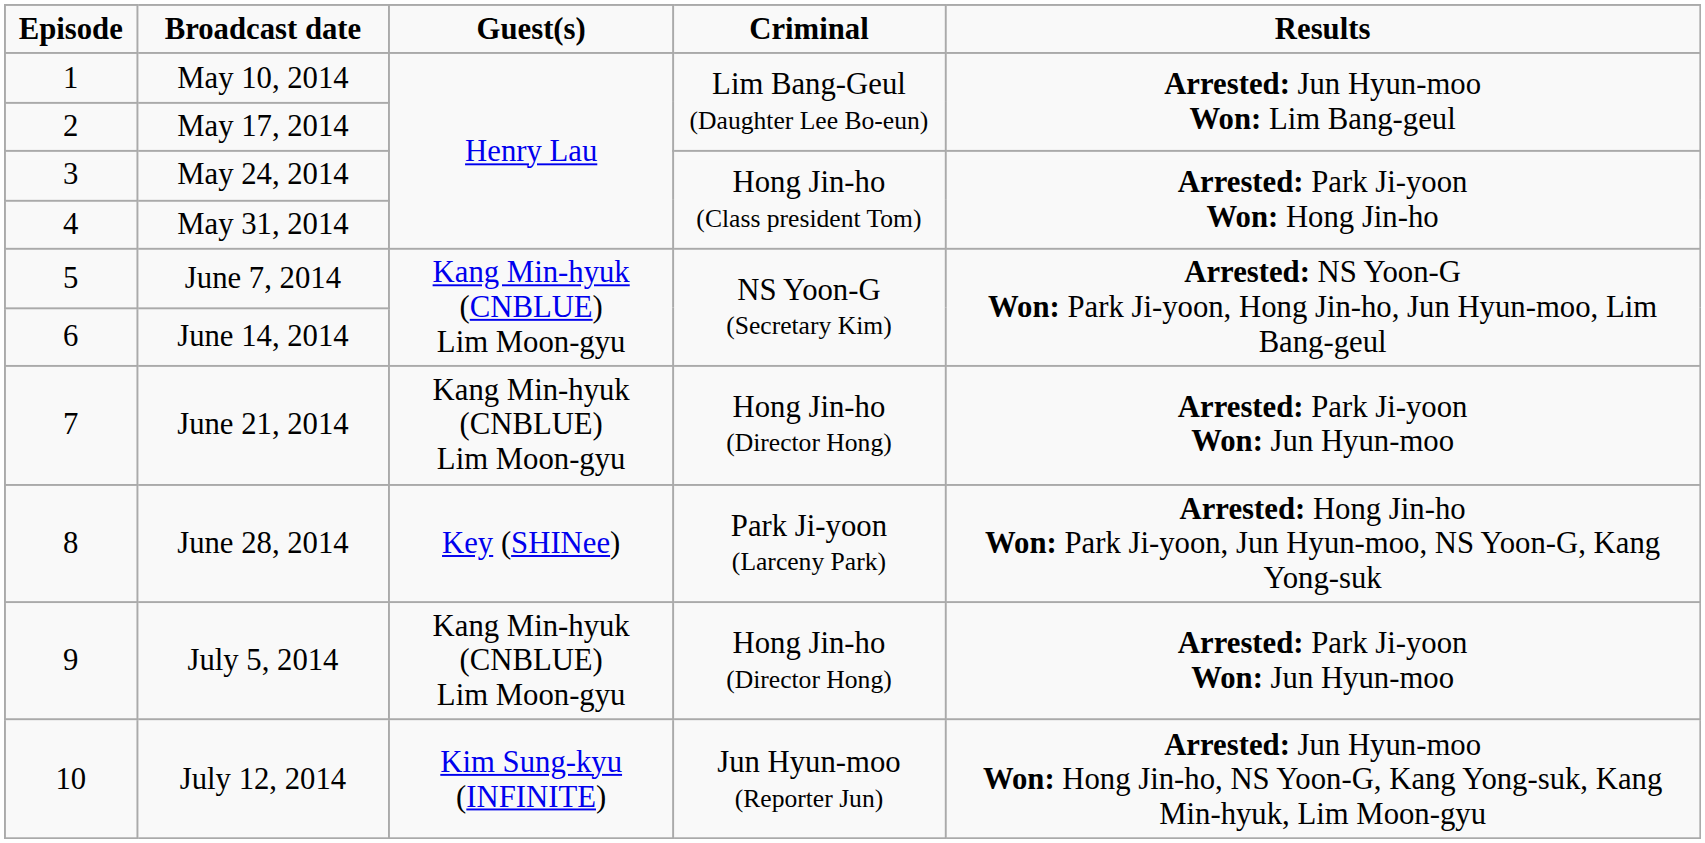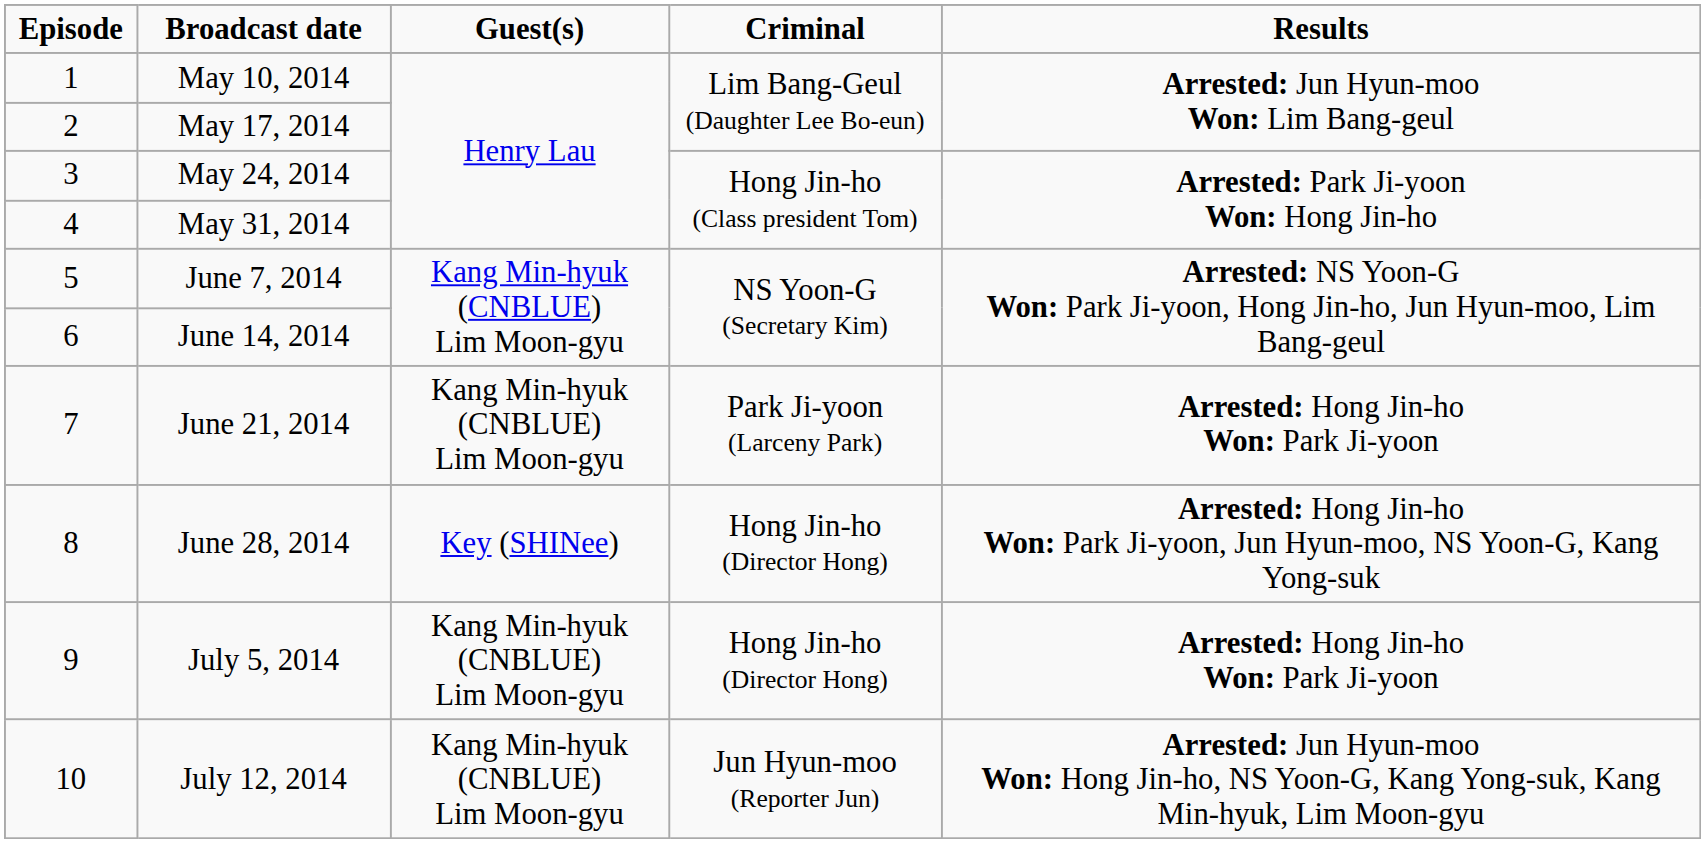(809, 424) Hong Jin-ho (Director Hong) -> (805, 424) Park Ji-yoon (Larceny Park)
(1323, 424) Arrested: Park Ji-yoon Won: Jun Hyun-moo -> (1321, 424) Arrested: Hong Jin-ho Won: Park Ji-yoon
(809, 542) Park Ji-yoon (Larceny Park) -> (805, 542) Hong Jin-ho (Director Hong)
(1323, 660) Arrested: Park Ji-yoon Won: Jun Hyun-moo -> (1321, 660) Arrested: Hong Jin-ho Won: Park Ji-yoon
(531, 778) Kim Sung-kyu (INFINITE) -> (530, 778) Kang Min-hyuk (CNBLUE) Lim Moon-gyu
